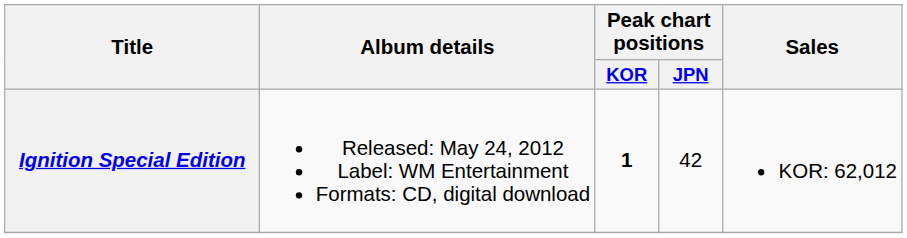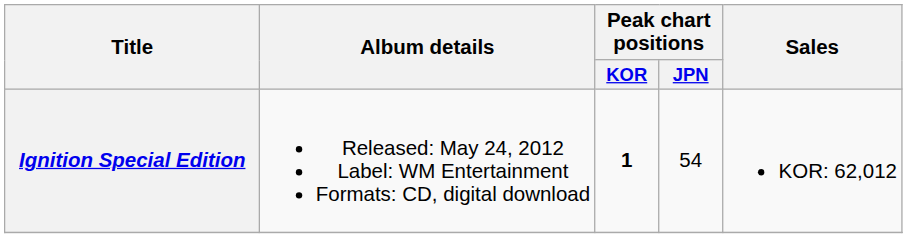(691, 160) 42 -> (691, 160) 54
